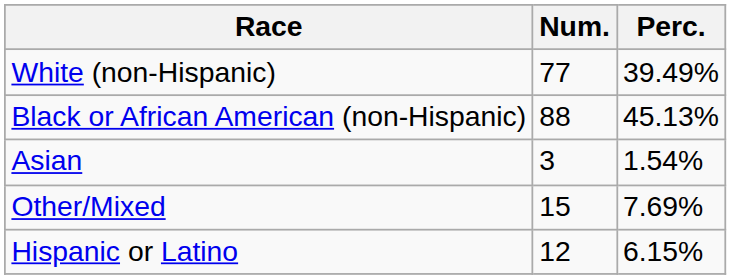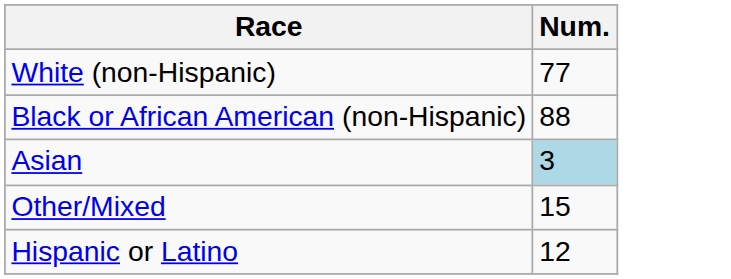- column: (671, 26)
(547, 161) no background -> (547, 161) lightblue background
